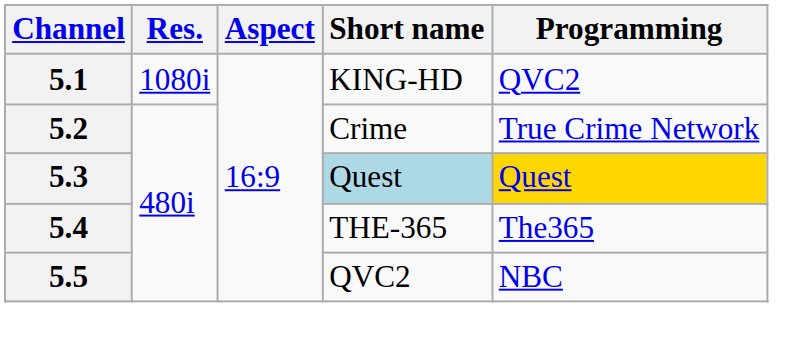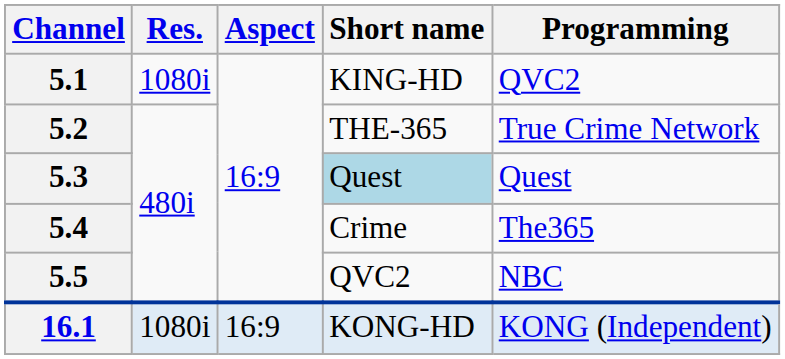(368, 128) Crime -> (388, 128) THE-365
(535, 177) gold background -> (535, 177) no background
(388, 227) THE-365 -> (368, 227) Crime
+ row: (69, 328)
